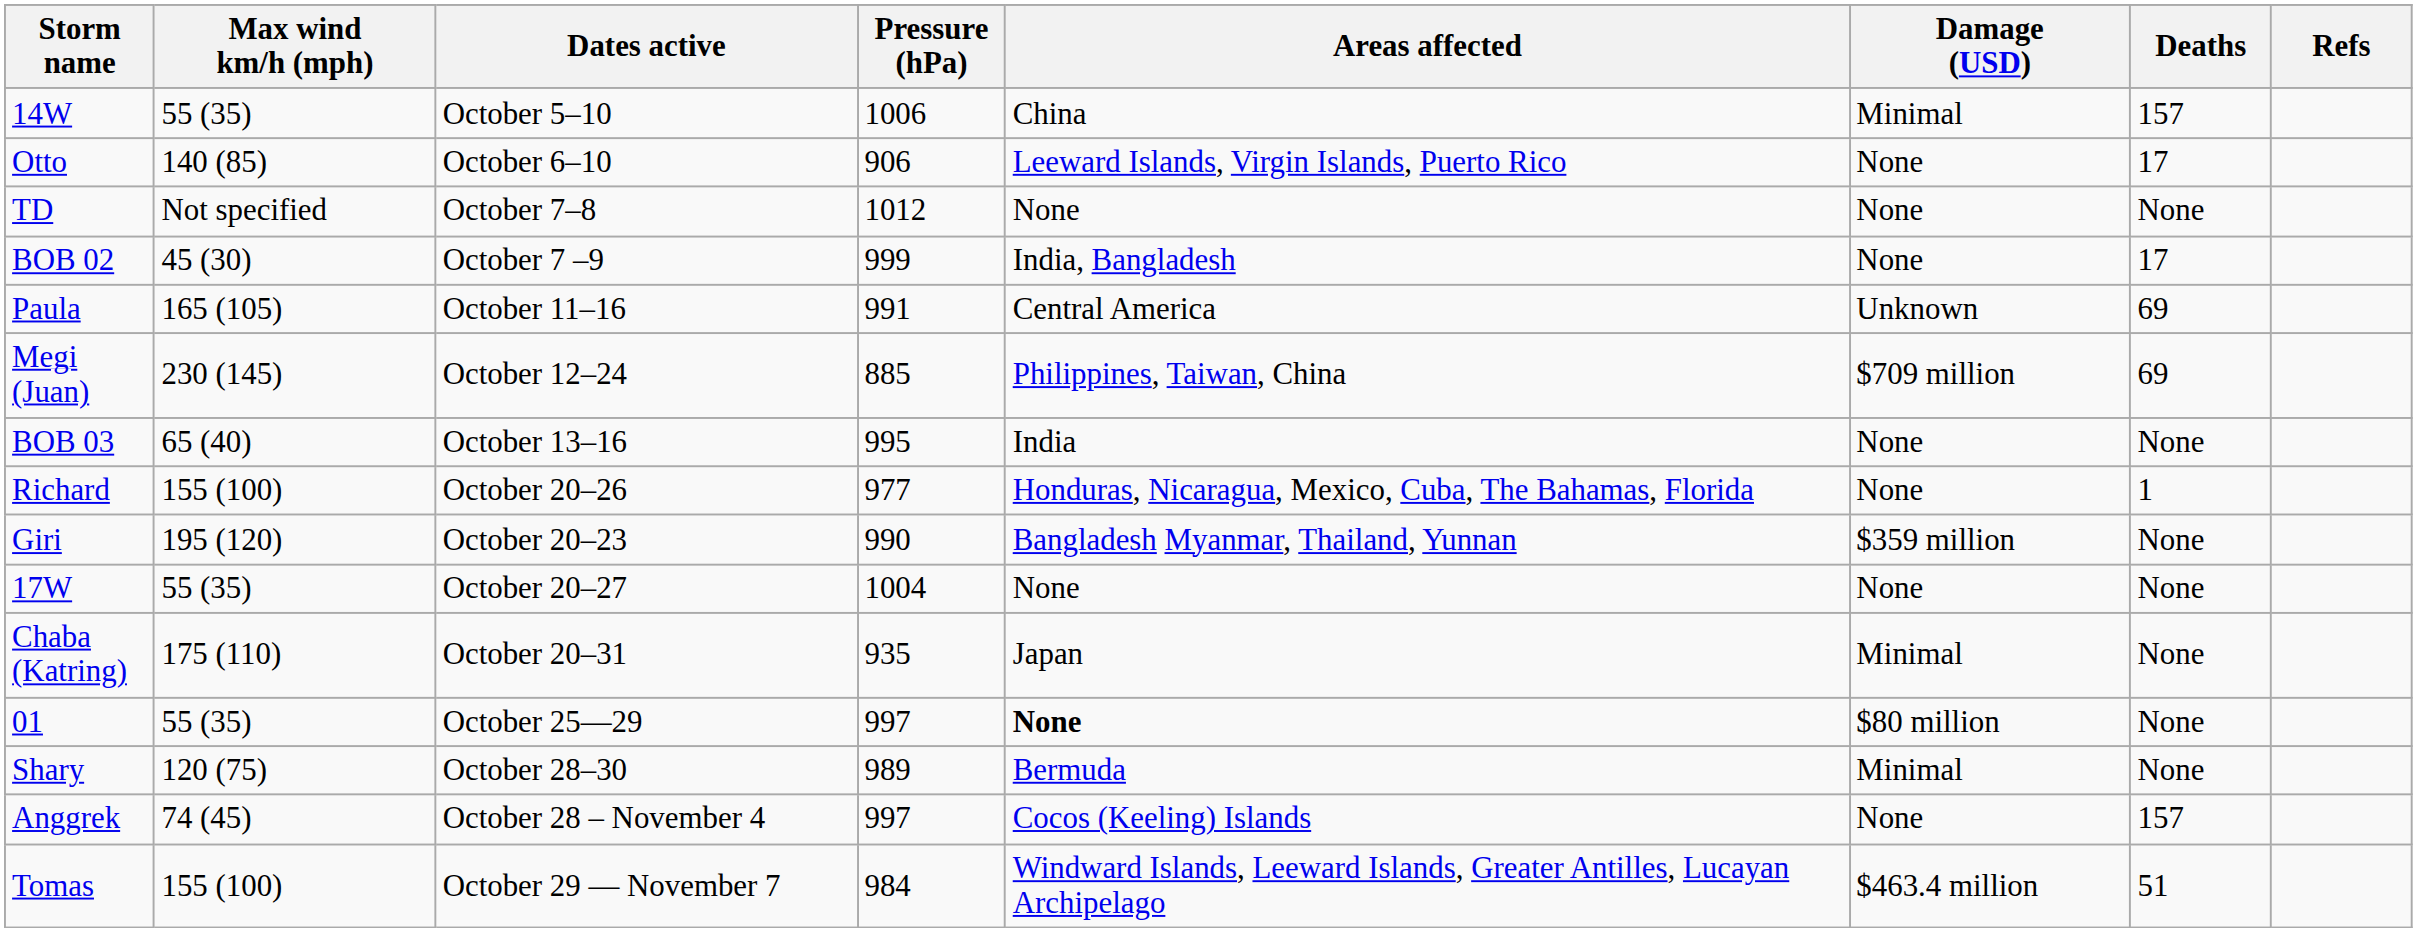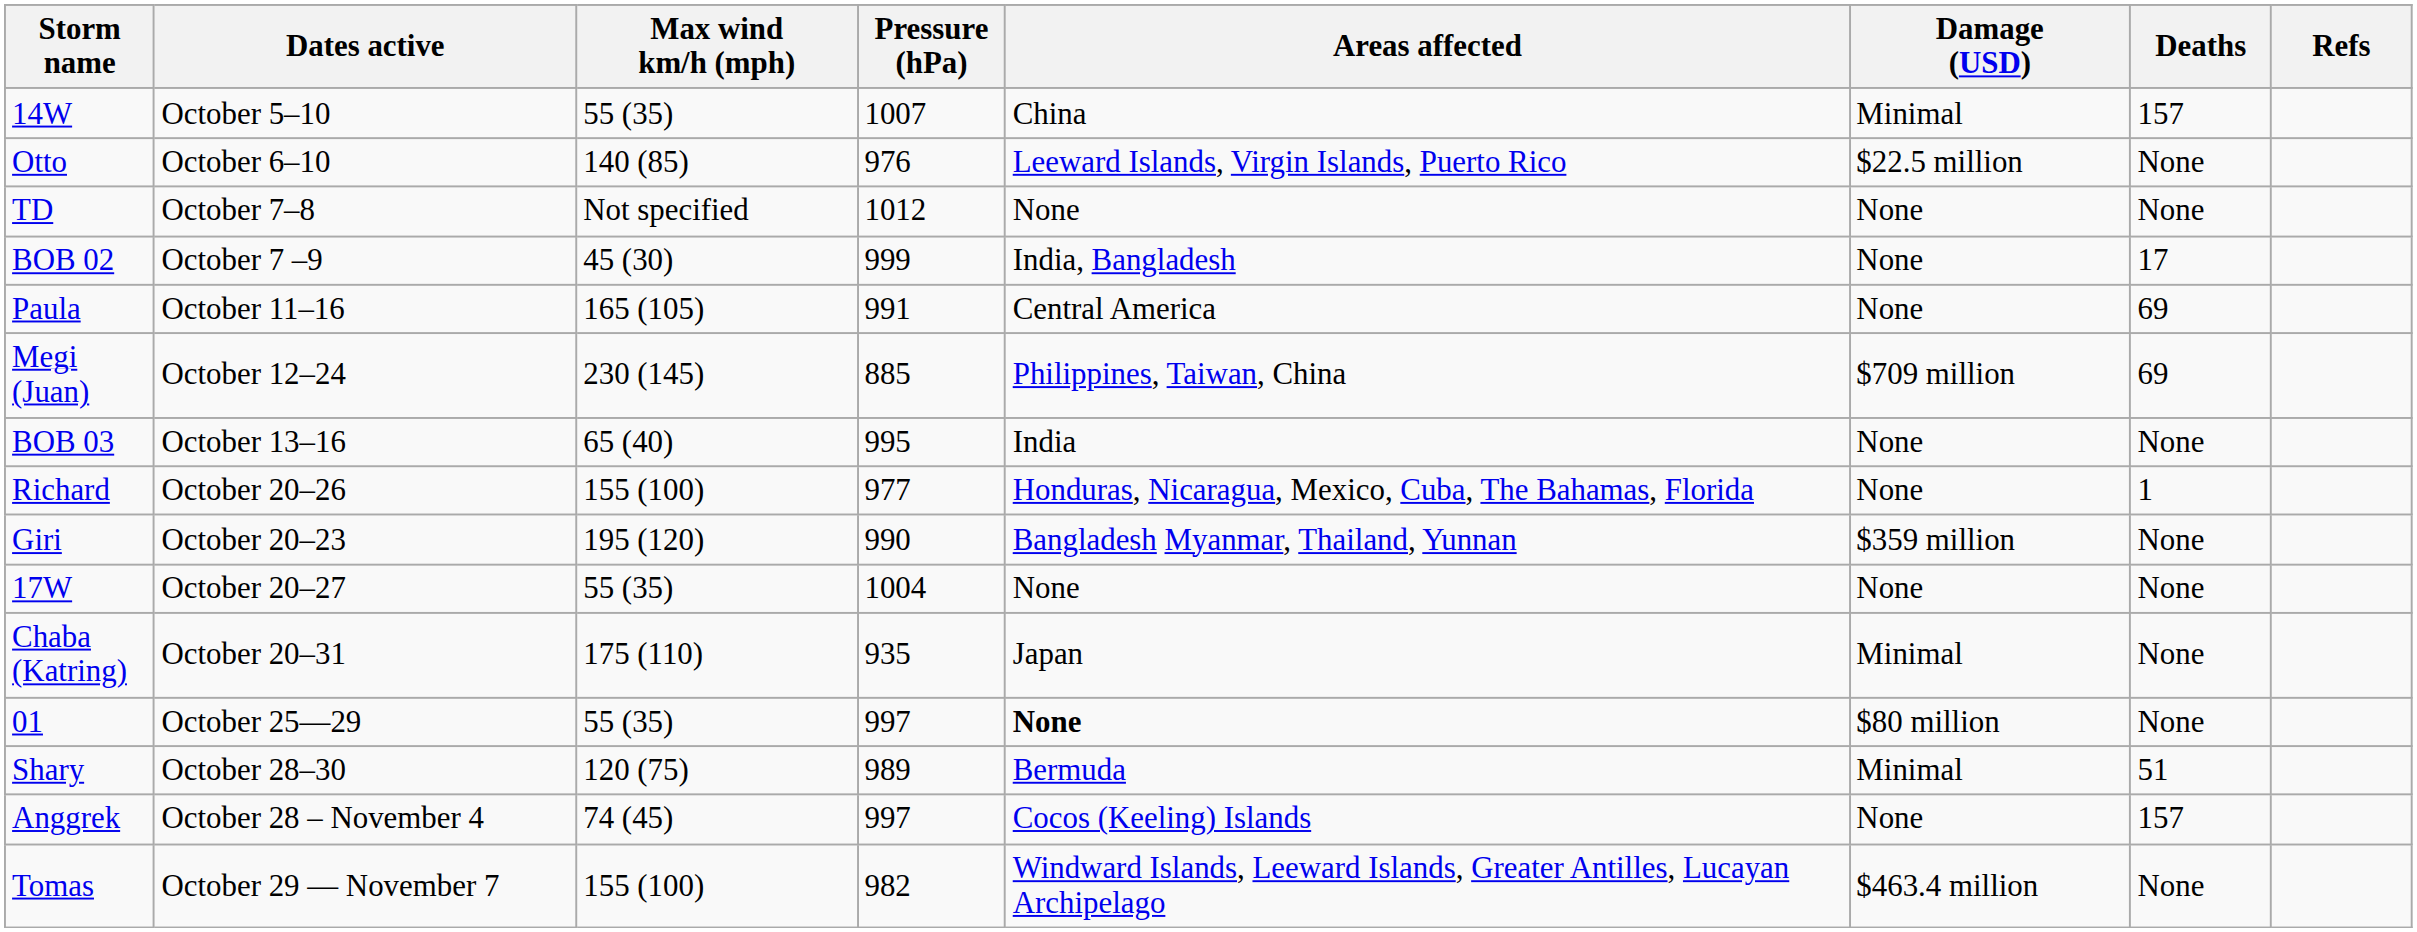columns swapped: (646, 46) <-> (295, 46)
(895, 112) 1006 -> (895, 112) 1007
(888, 161) 906 -> (888, 161) 976
(1890, 161) None -> (1940, 161) $22.5 million
(2153, 161) 17 -> (2171, 161) None
(1917, 308) Unknown -> (1890, 308) None
(2171, 769) None -> (2153, 769) 51
(888, 885) 984 -> (888, 885) 982
(2153, 885) 51 -> (2171, 885) None
